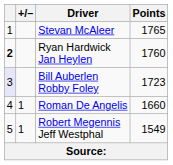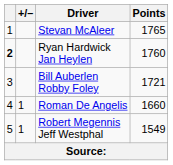(10, 82) lavender background -> (10, 82) no background
(153, 82) 1723 -> (153, 82) 1721
